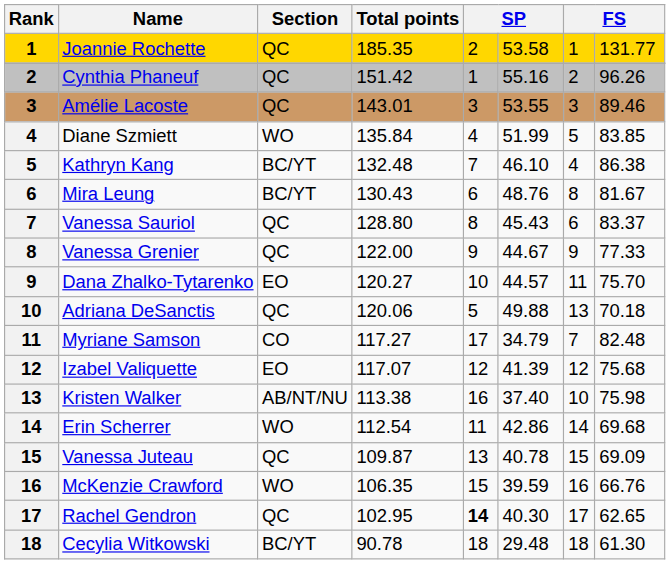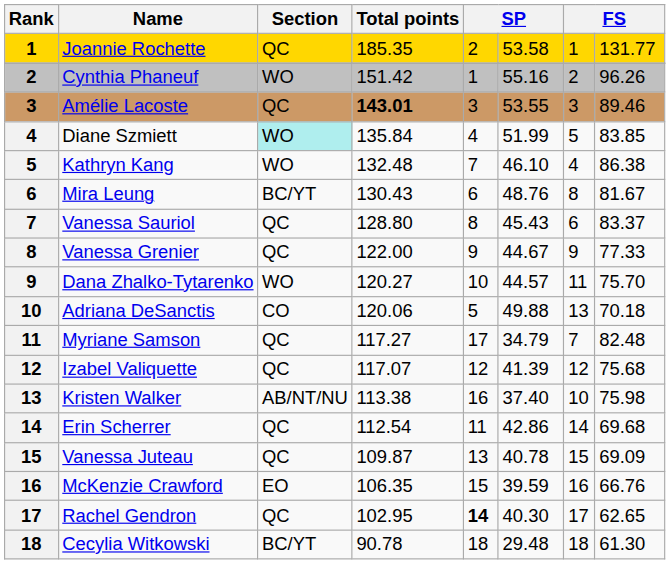(276, 77) QC -> (278, 77) WO
(385, 106) normal -> (385, 106) bold
(278, 135) no background -> (278, 135) paleturquoise background
(289, 164) BC/YT -> (278, 164) WO
(275, 281) EO -> (278, 281) WO
(276, 310) QC -> (276, 310) CO
(276, 340) CO -> (276, 340) QC
(275, 369) EO -> (276, 369) QC
(278, 427) WO -> (276, 427) QC
(278, 485) WO -> (275, 485) EO
